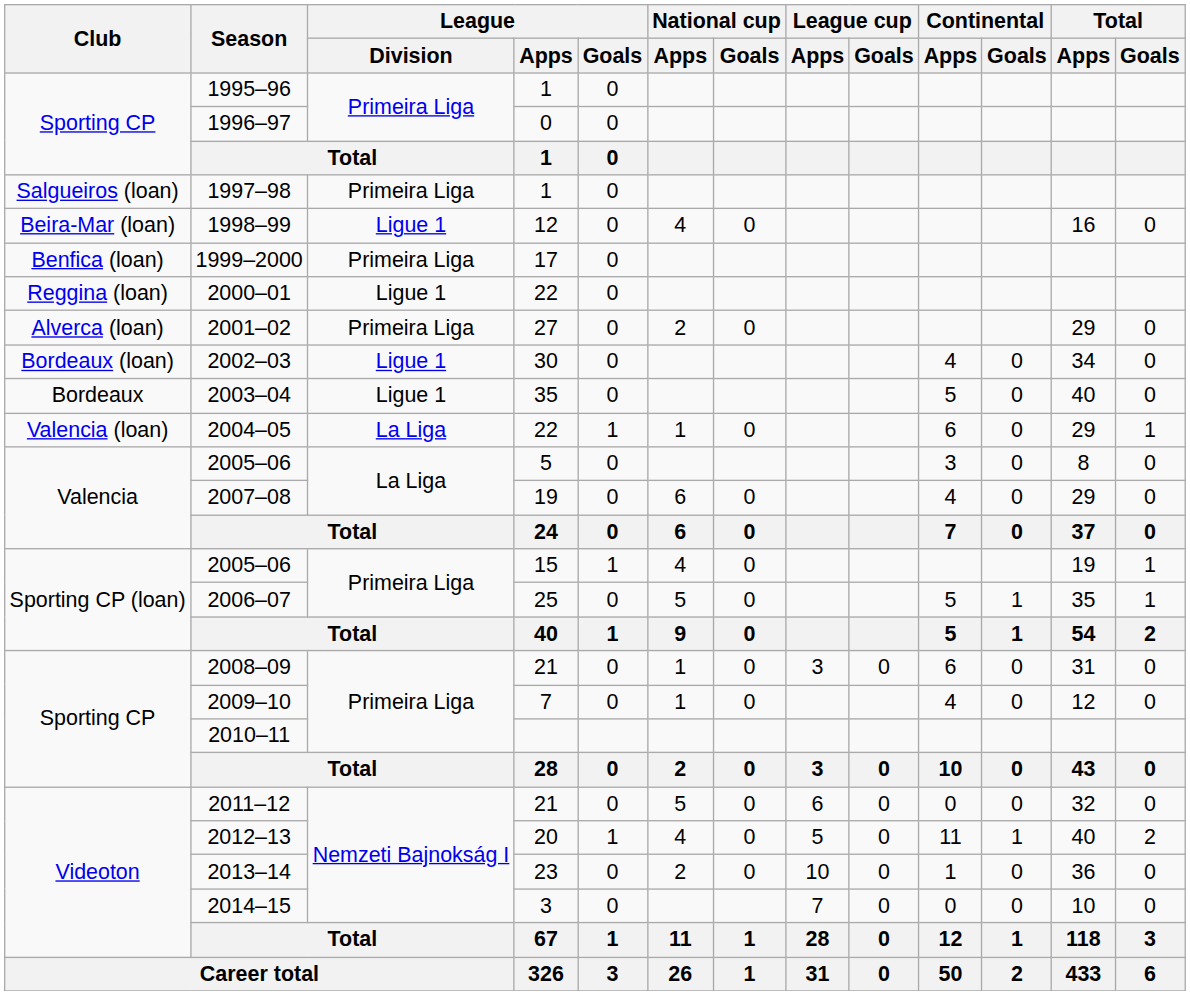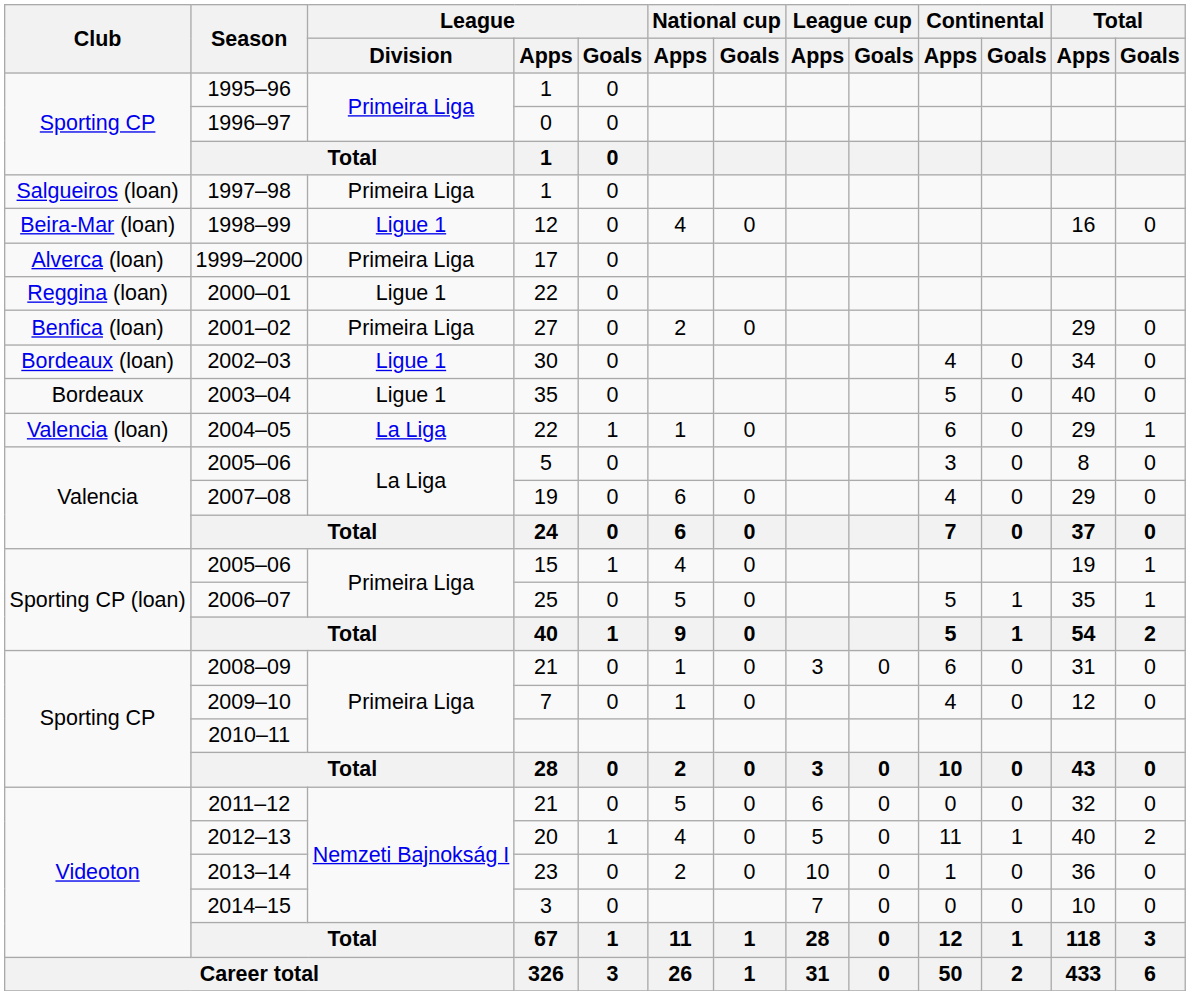(98, 259) Benfica (loan) -> (98, 259) Alverca (loan)
(98, 327) Alverca (loan) -> (98, 327) Benfica (loan)
